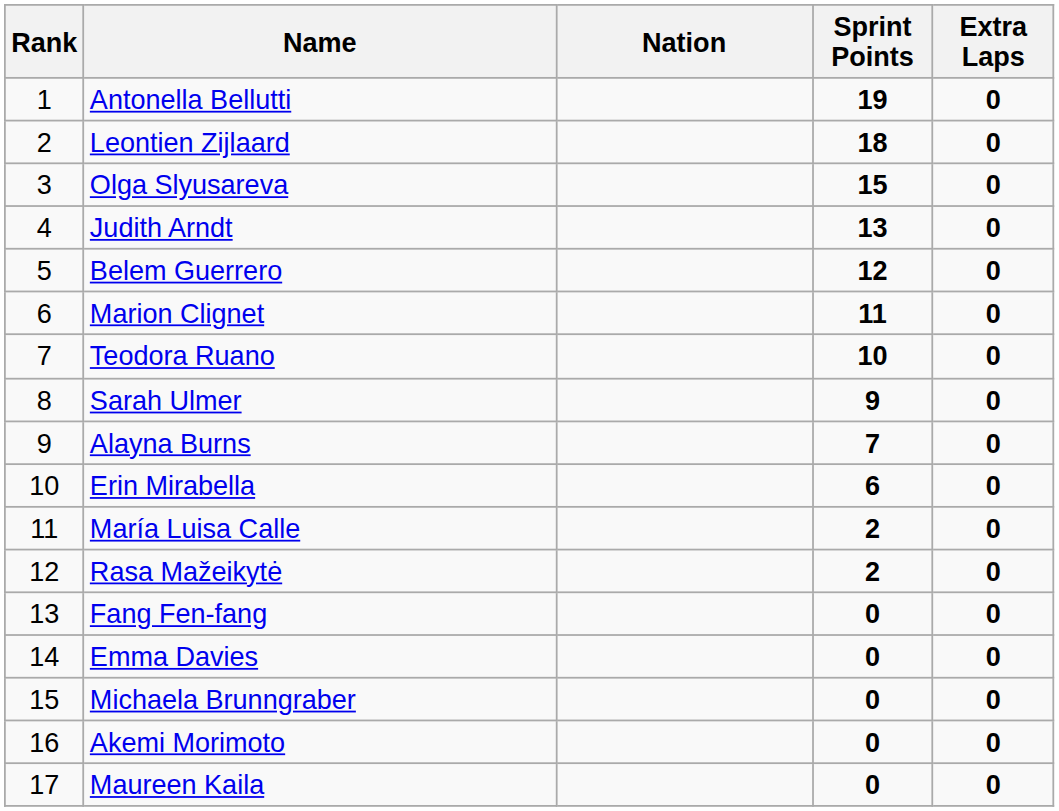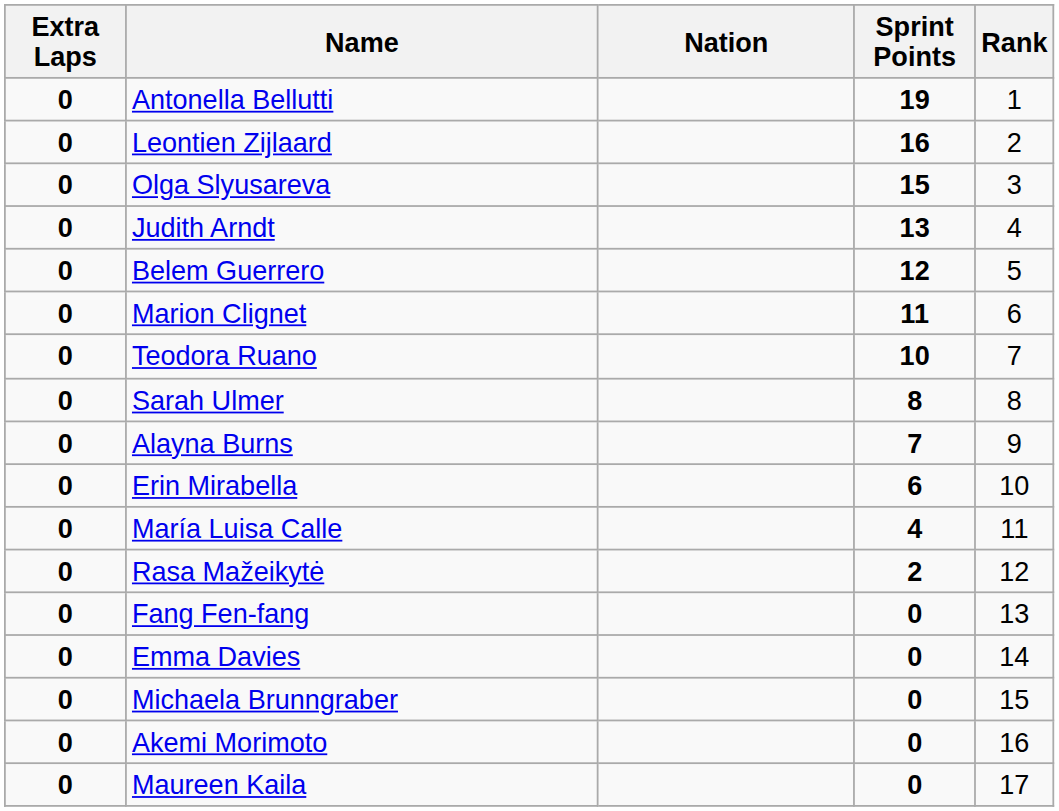columns swapped: (44, 42) <-> (993, 42)
(873, 142) 18 -> (915, 142) 16
(873, 399) 9 -> (915, 399) 8
(873, 528) 2 -> (915, 528) 4
